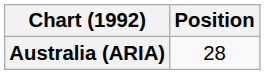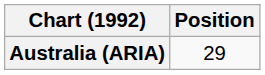(215, 52) 28 -> (215, 52) 29
